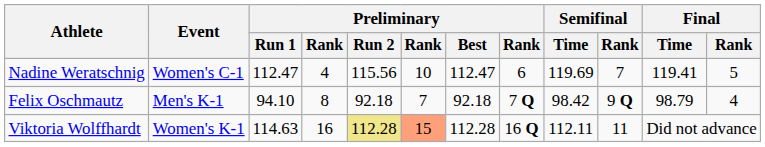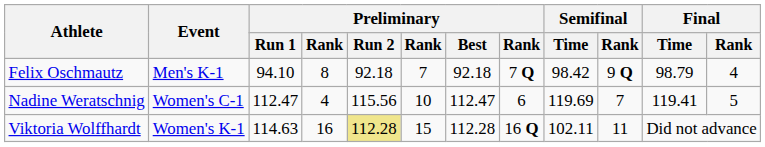rows swapped: (66, 100) <-> (77, 72)
(423, 128) lightsalmon background -> (423, 128) no background
(571, 128) 112.11 -> (571, 128) 102.11
